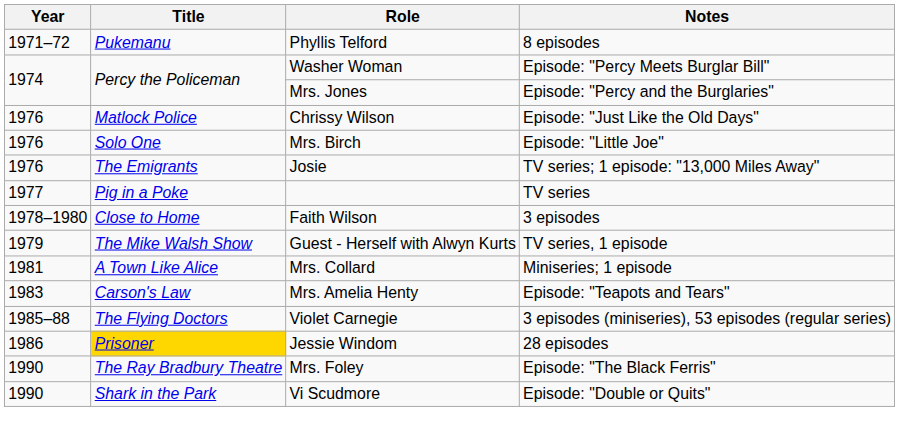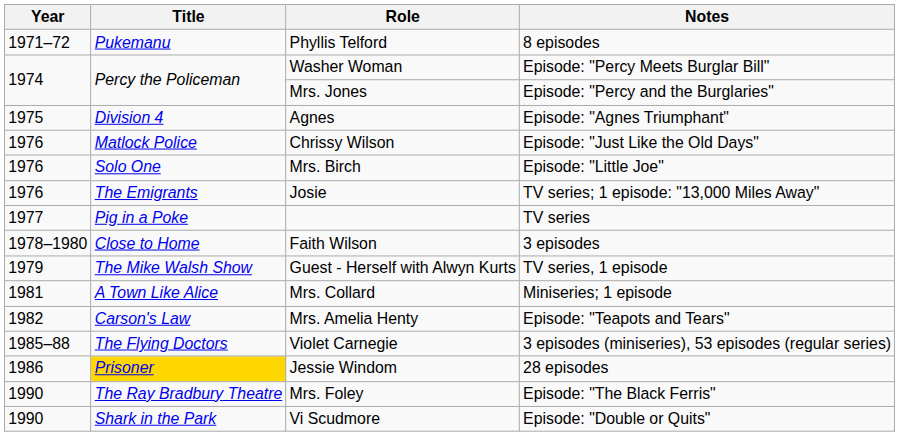+ row: (312, 117)
(26, 293) 1983 -> (26, 318) 1982
